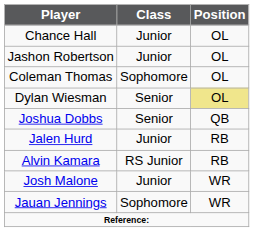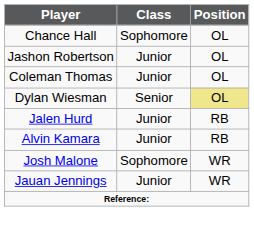(154, 35) Junior -> (154, 35) Sophomore
(154, 77) Sophomore -> (154, 77) Junior
- row: (61, 118)
(154, 160) RS Junior -> (154, 139) Junior
(154, 181) Junior -> (154, 160) Sophomore
(154, 202) Sophomore -> (154, 181) Junior
